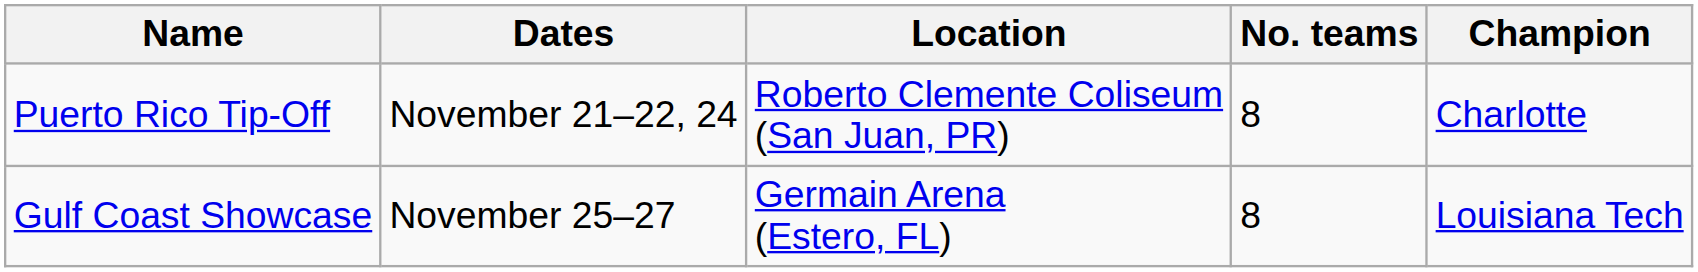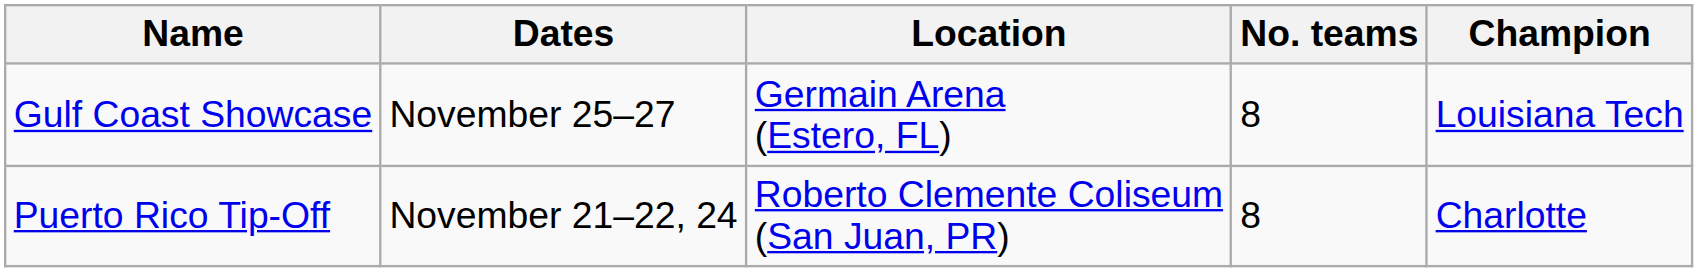rows swapped: (172, 114) <-> (193, 215)
